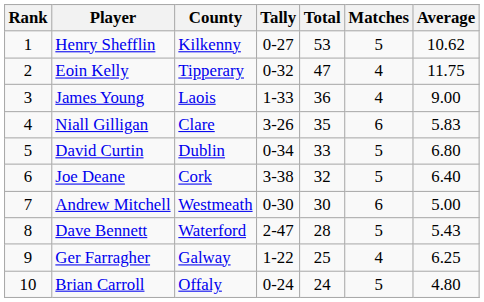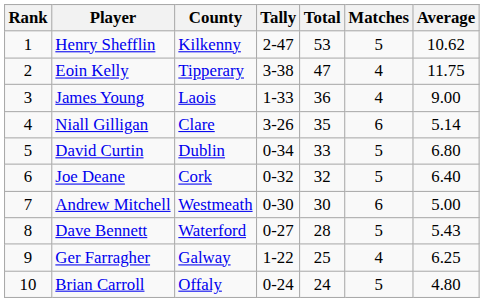(278, 44) 0-27 -> (278, 44) 2-47
(278, 71) 0-32 -> (278, 71) 3-38
(446, 124) 5.83 -> (446, 124) 5.14
(278, 177) 3-38 -> (278, 177) 0-32
(278, 230) 2-47 -> (278, 230) 0-27
